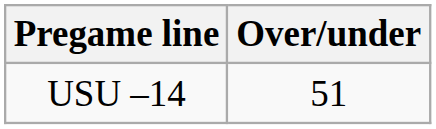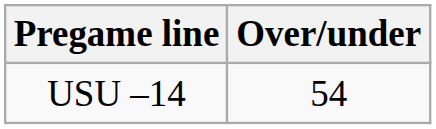(329, 92) 51 -> (329, 92) 54
